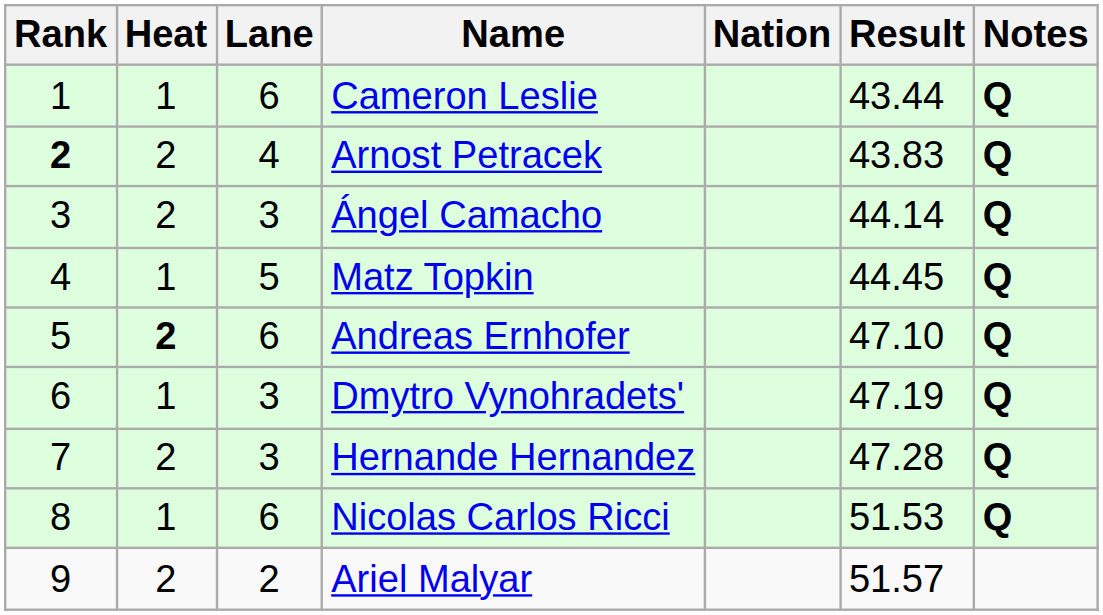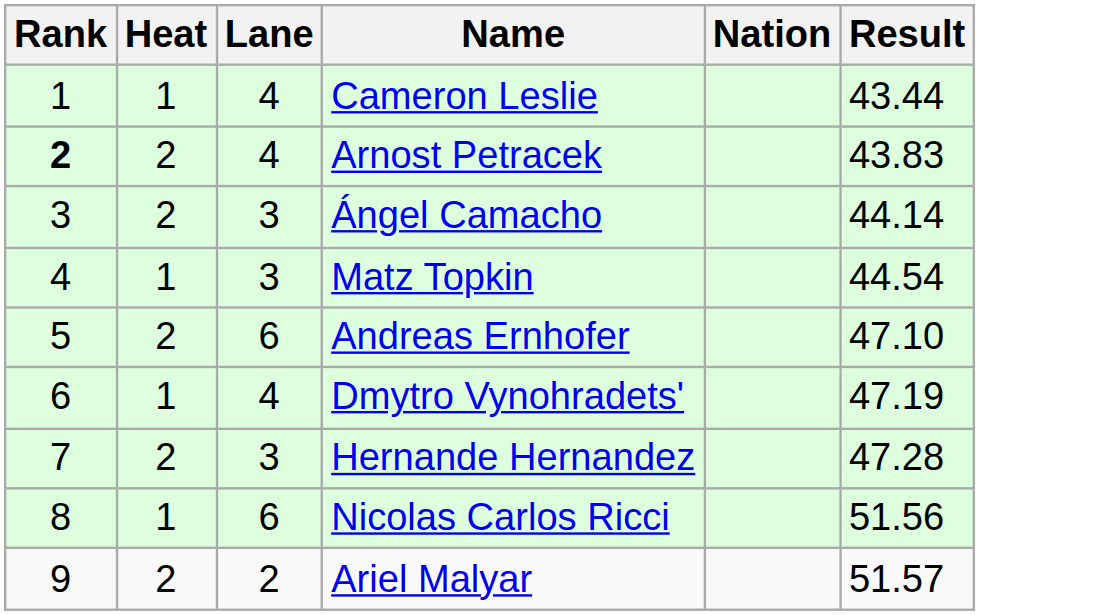- column: (1036, 34)
(269, 95) 6 -> (269, 95) 4
(269, 276) 5 -> (269, 276) 3
(897, 276) 44.45 -> (897, 276) 44.54
(166, 336) bold -> (166, 336) normal
(269, 397) 3 -> (269, 397) 4
(897, 517) 51.53 -> (897, 517) 51.56
